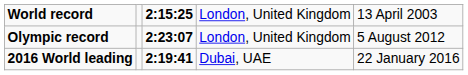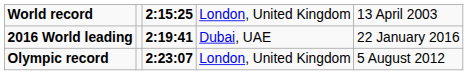rows swapped: (58, 37) <-> (70, 59)
